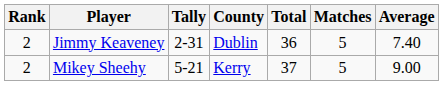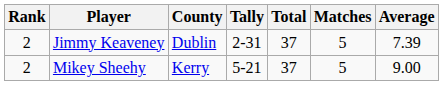columns swapped: (239, 17) <-> (189, 17)
(289, 42) 36 -> (289, 42) 37
(407, 42) 7.40 -> (407, 42) 7.39
